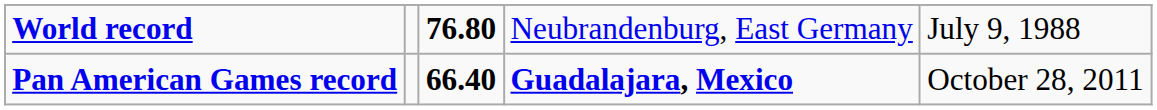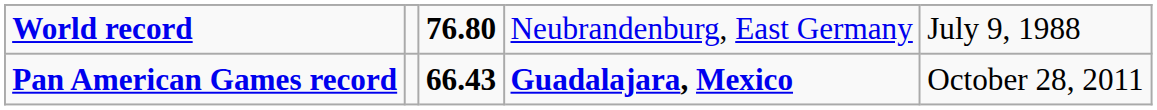(461, 78) 66.40 -> (461, 78) 66.43
